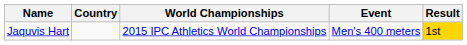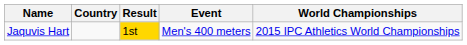columns swapped: (224, 13) <-> (443, 13)
